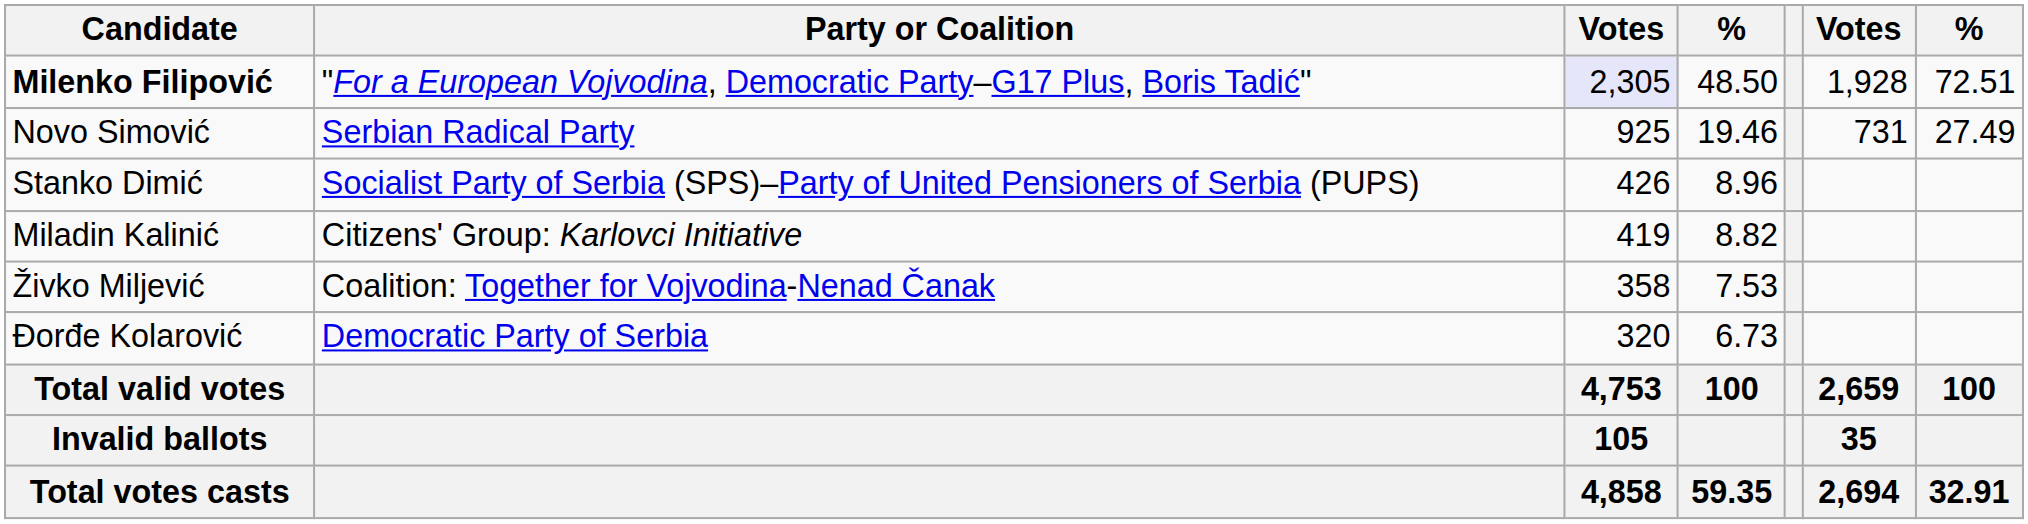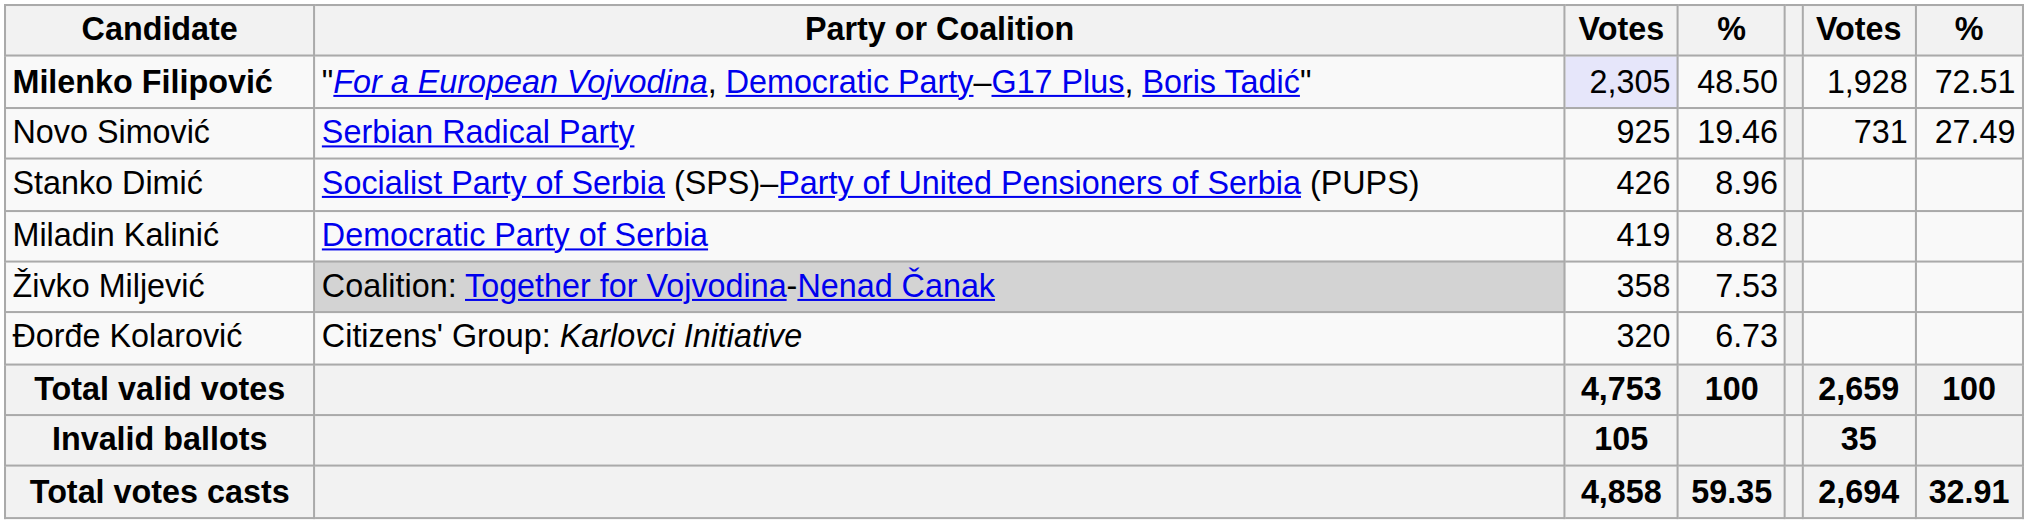(562, 235) Citizens' Group: Karlovci Initiative -> (515, 235) Democratic Party of Serbia
(658, 286) no background -> (658, 286) lightgrey background
(515, 337) Democratic Party of Serbia -> (562, 337) Citizens' Group: Karlovci Initiative
